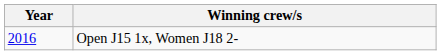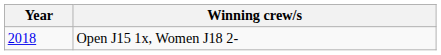(22, 38) 2016 -> (22, 38) 2018
